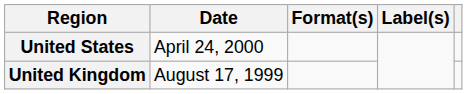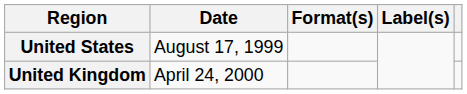(209, 46) April 24, 2000 -> (219, 46) August 17, 1999
(219, 74) August 17, 1999 -> (209, 74) April 24, 2000
